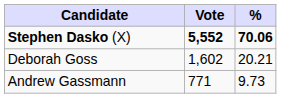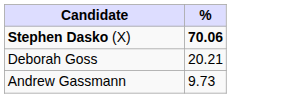- column: (210, 15)
